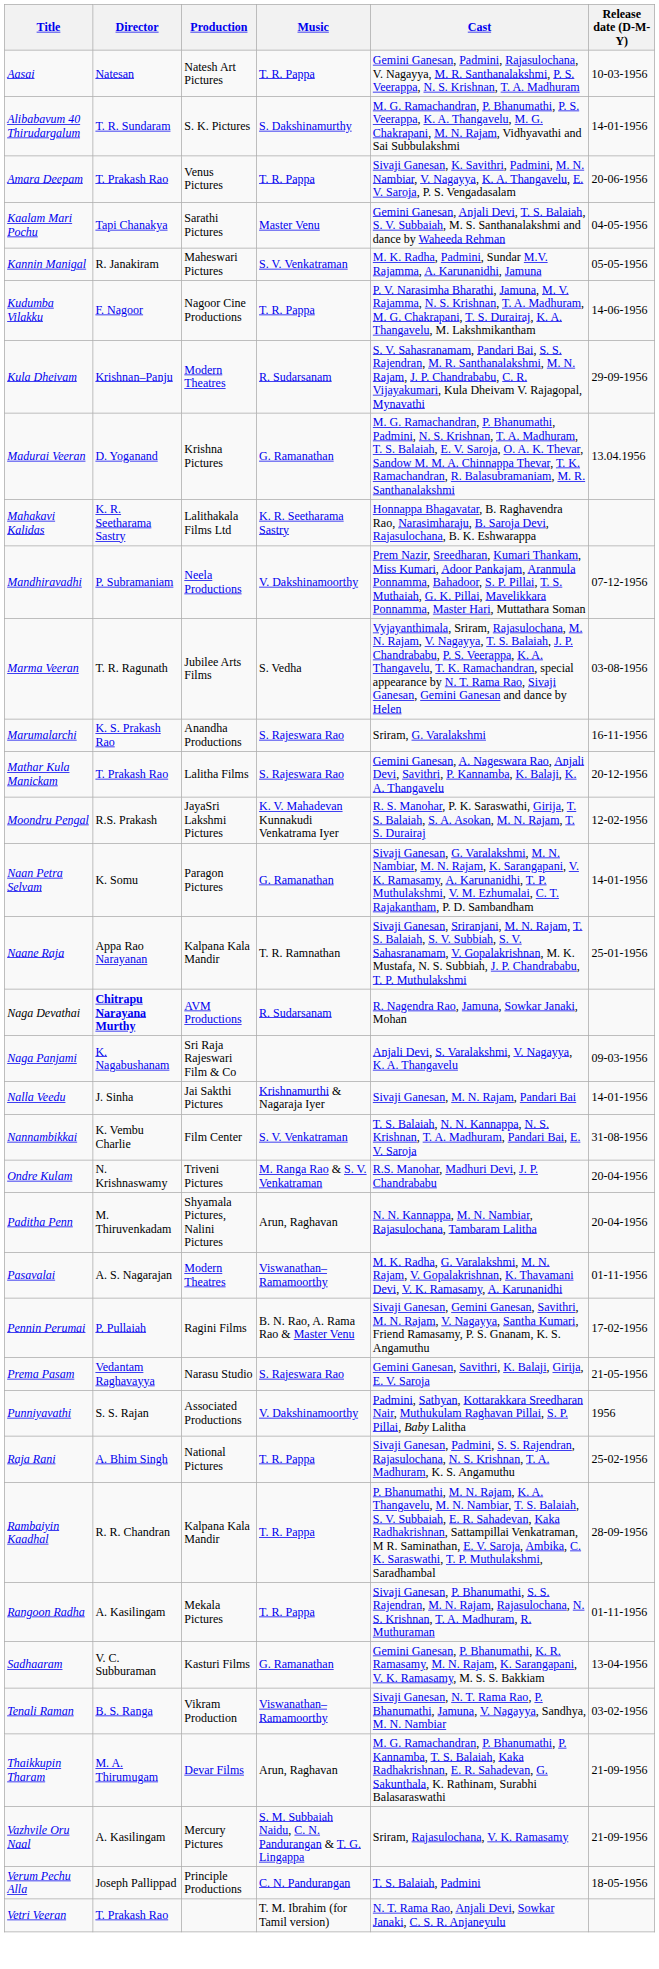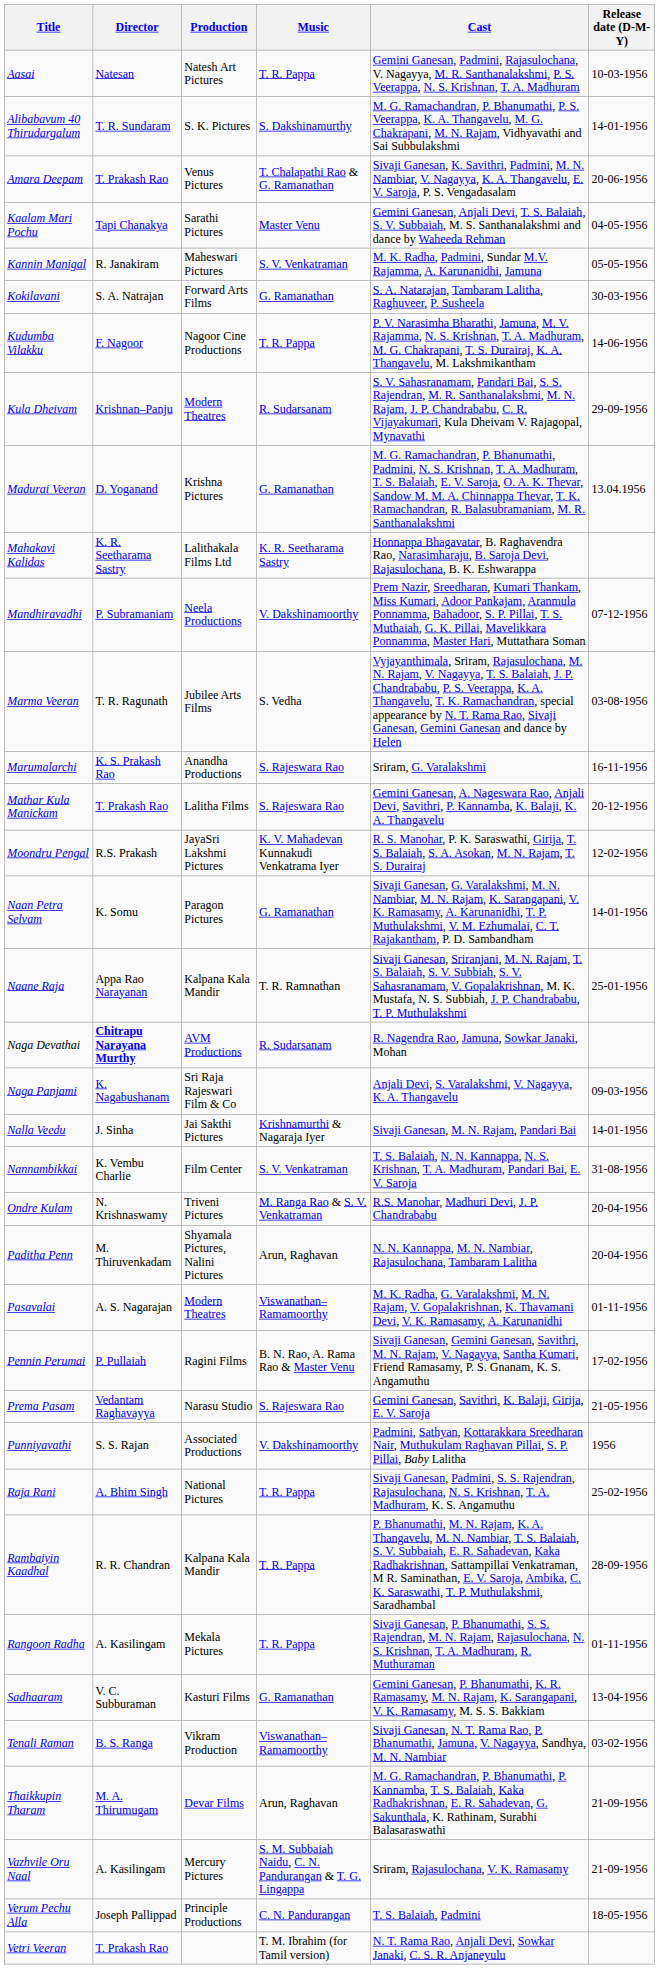(287, 179) T. R. Pappa -> (309, 179) T. Chalapathi Rao & G. Ramanathan
+ row: (33, 296)
